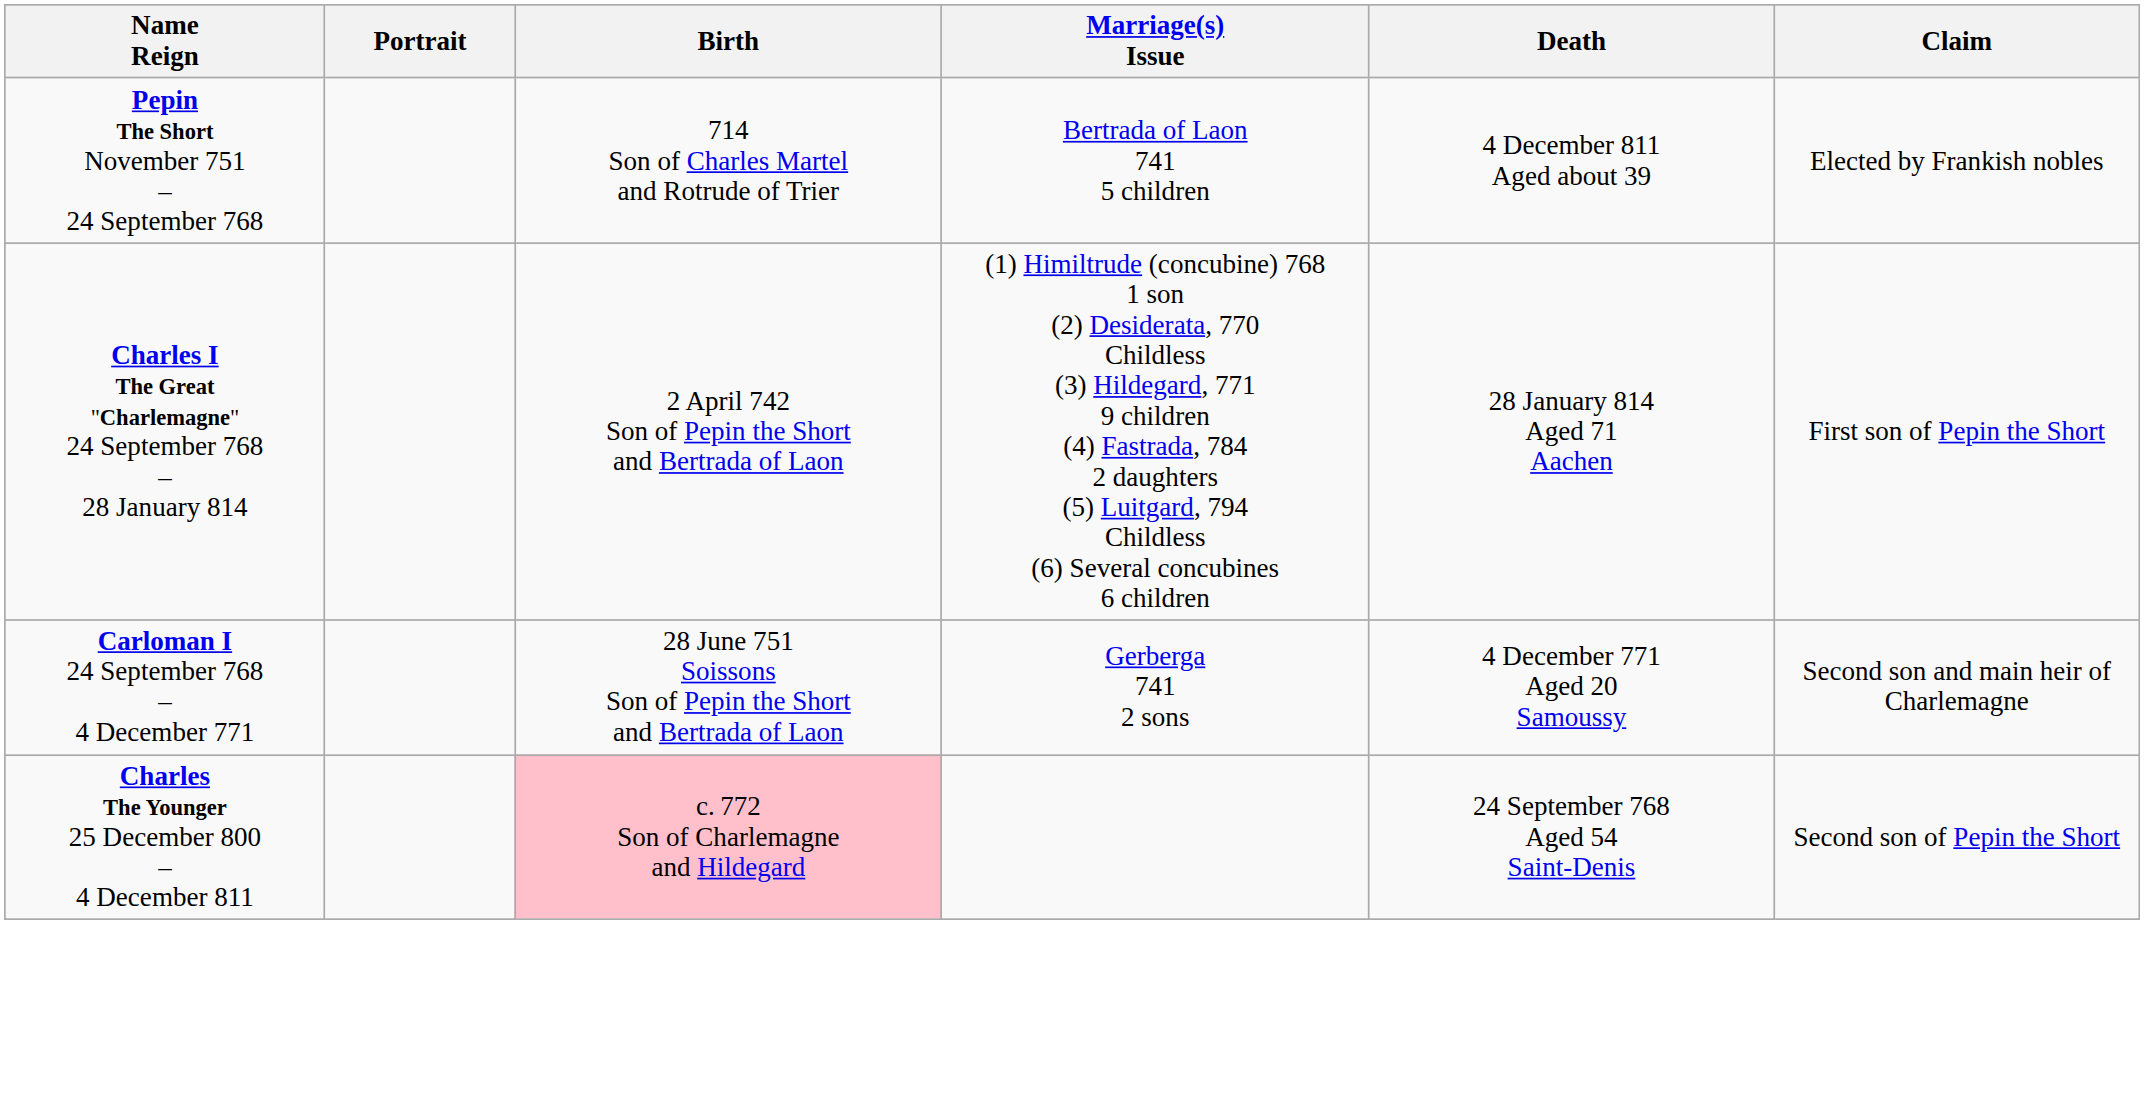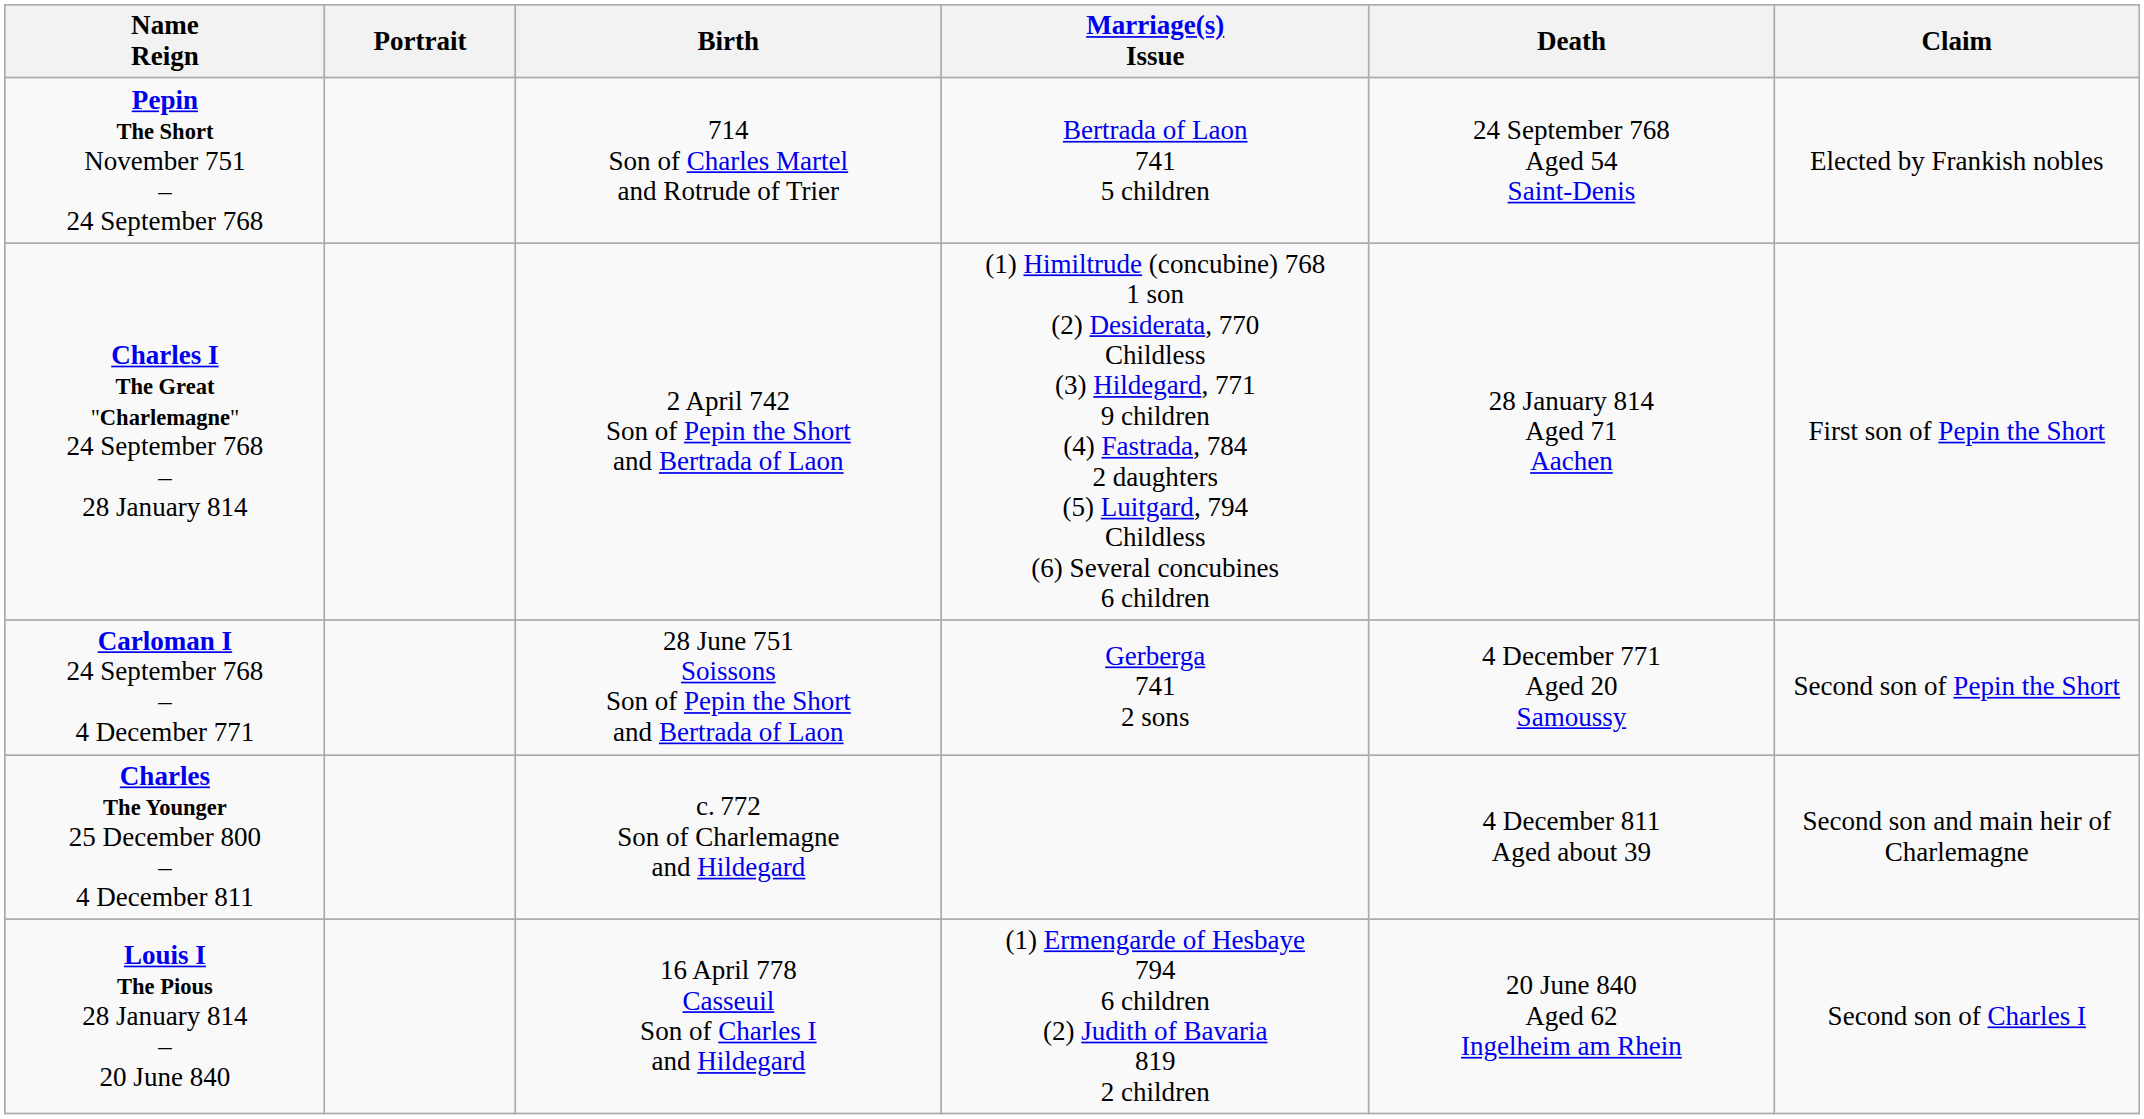(1571, 160) 4 December 811 Aged about 39 -> (1571, 160) 24 September 768 Aged 54 Saint-Denis
(1957, 686) Second son and main heir of Charlemagne -> (1957, 686) Second son of Pepin the Short
(728, 836) pink background -> (728, 836) no background
(1571, 836) 24 September 768 Aged 54 Saint-Denis -> (1571, 836) 4 December 811 Aged about 39
(1957, 836) Second son of Pepin the Short -> (1957, 836) Second son and main heir of Charlemagne
+ row: (165, 1016)
